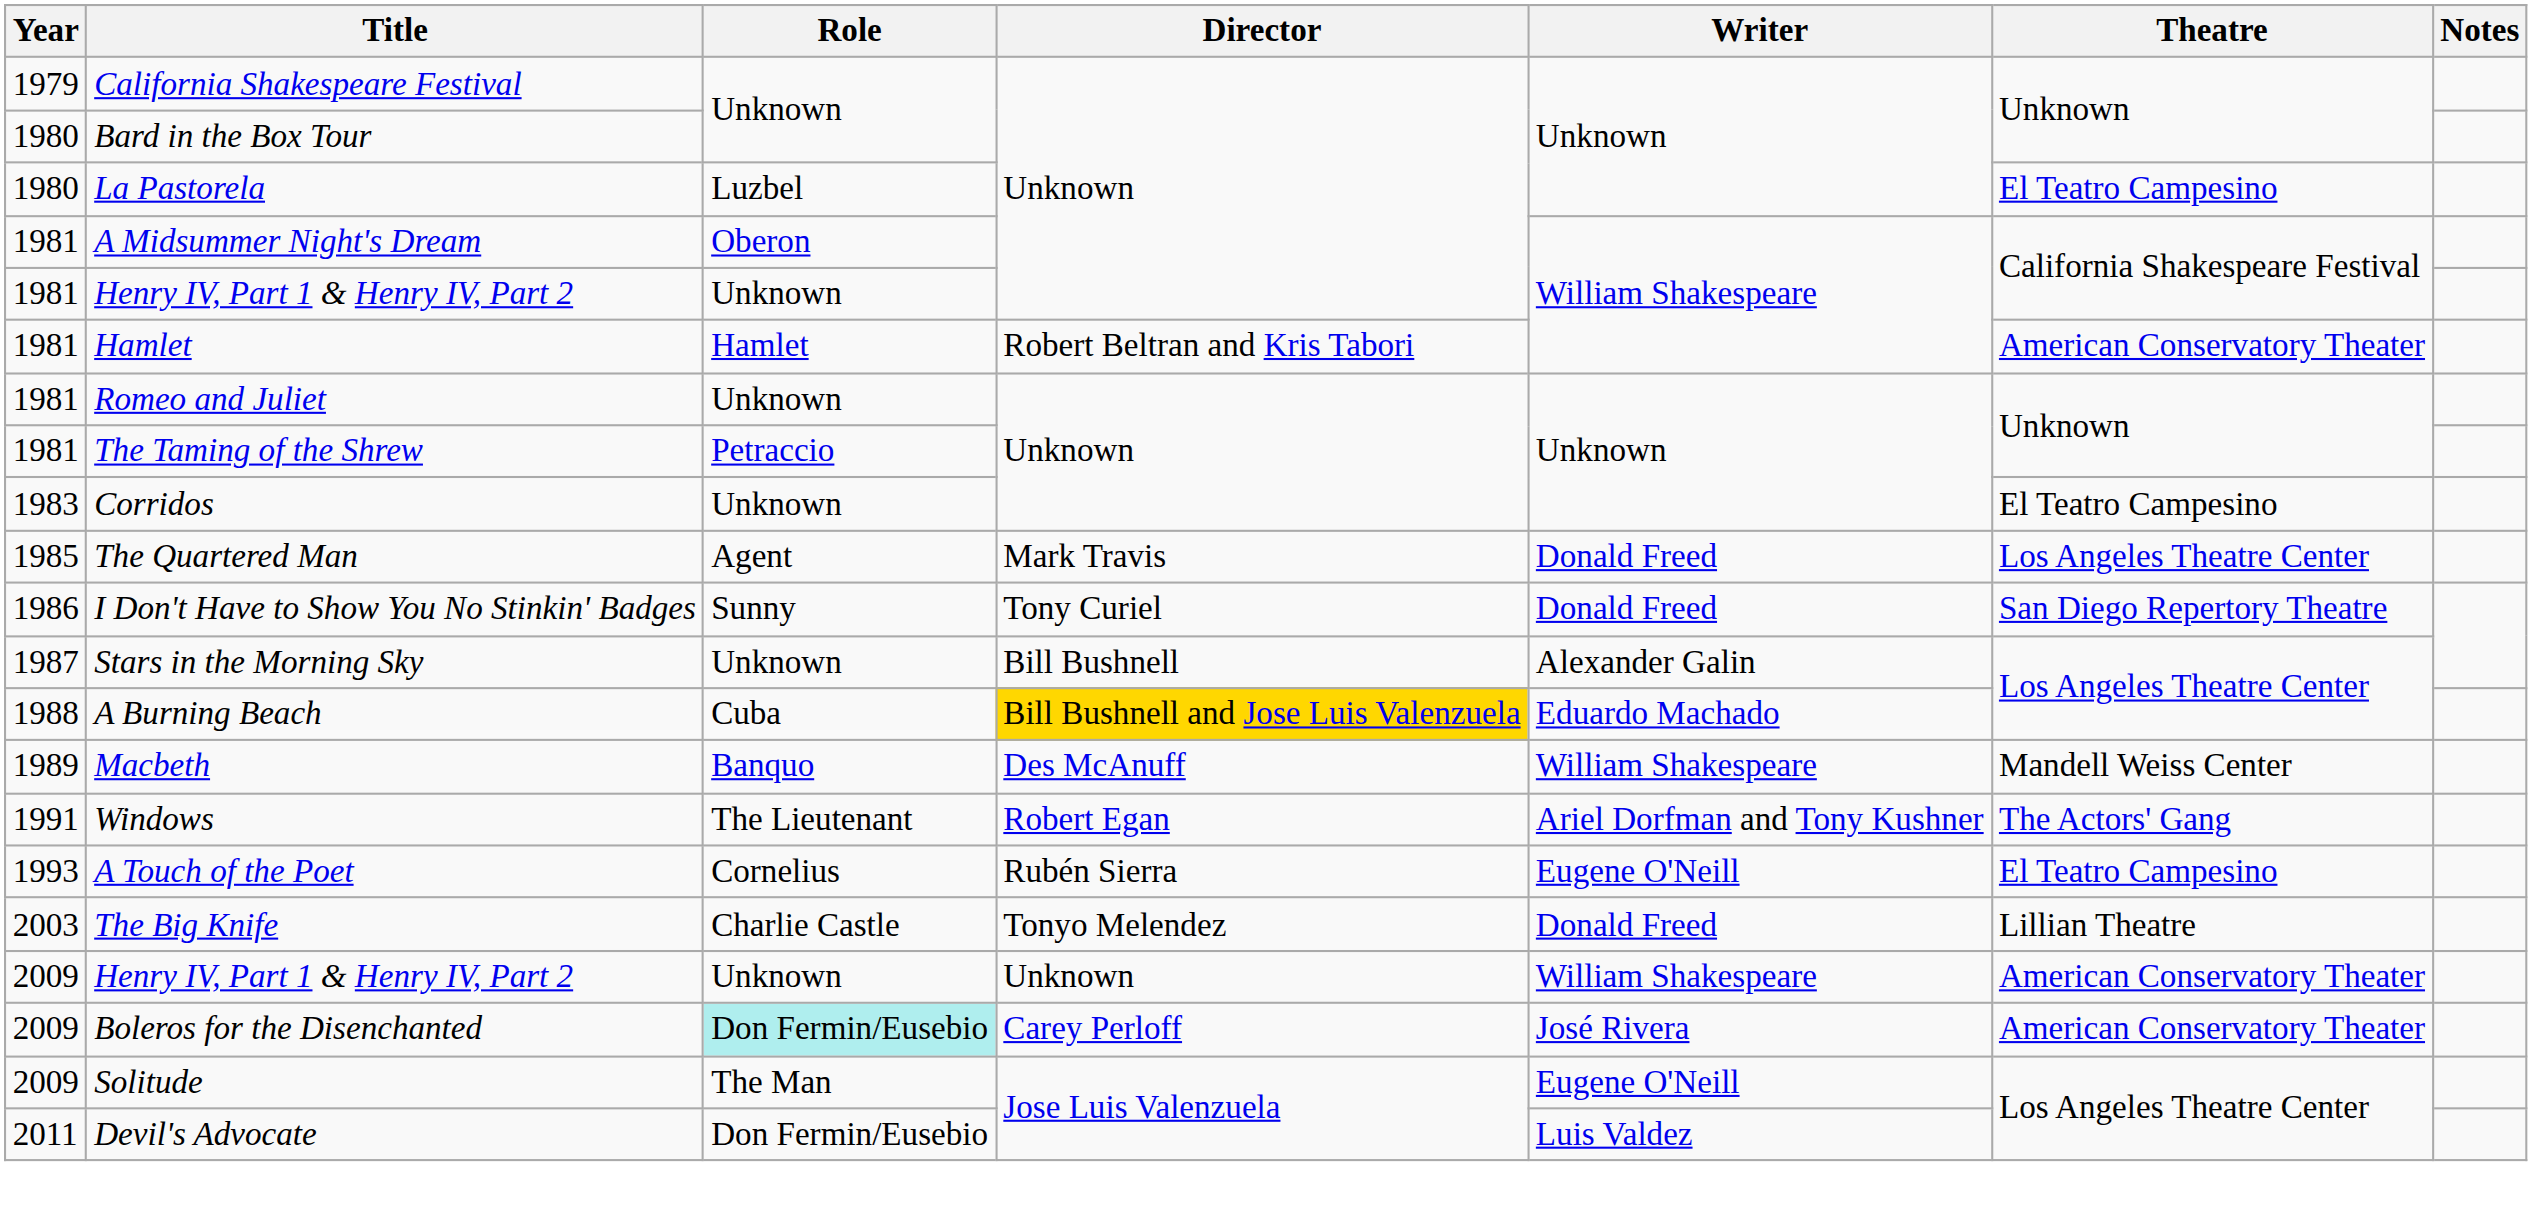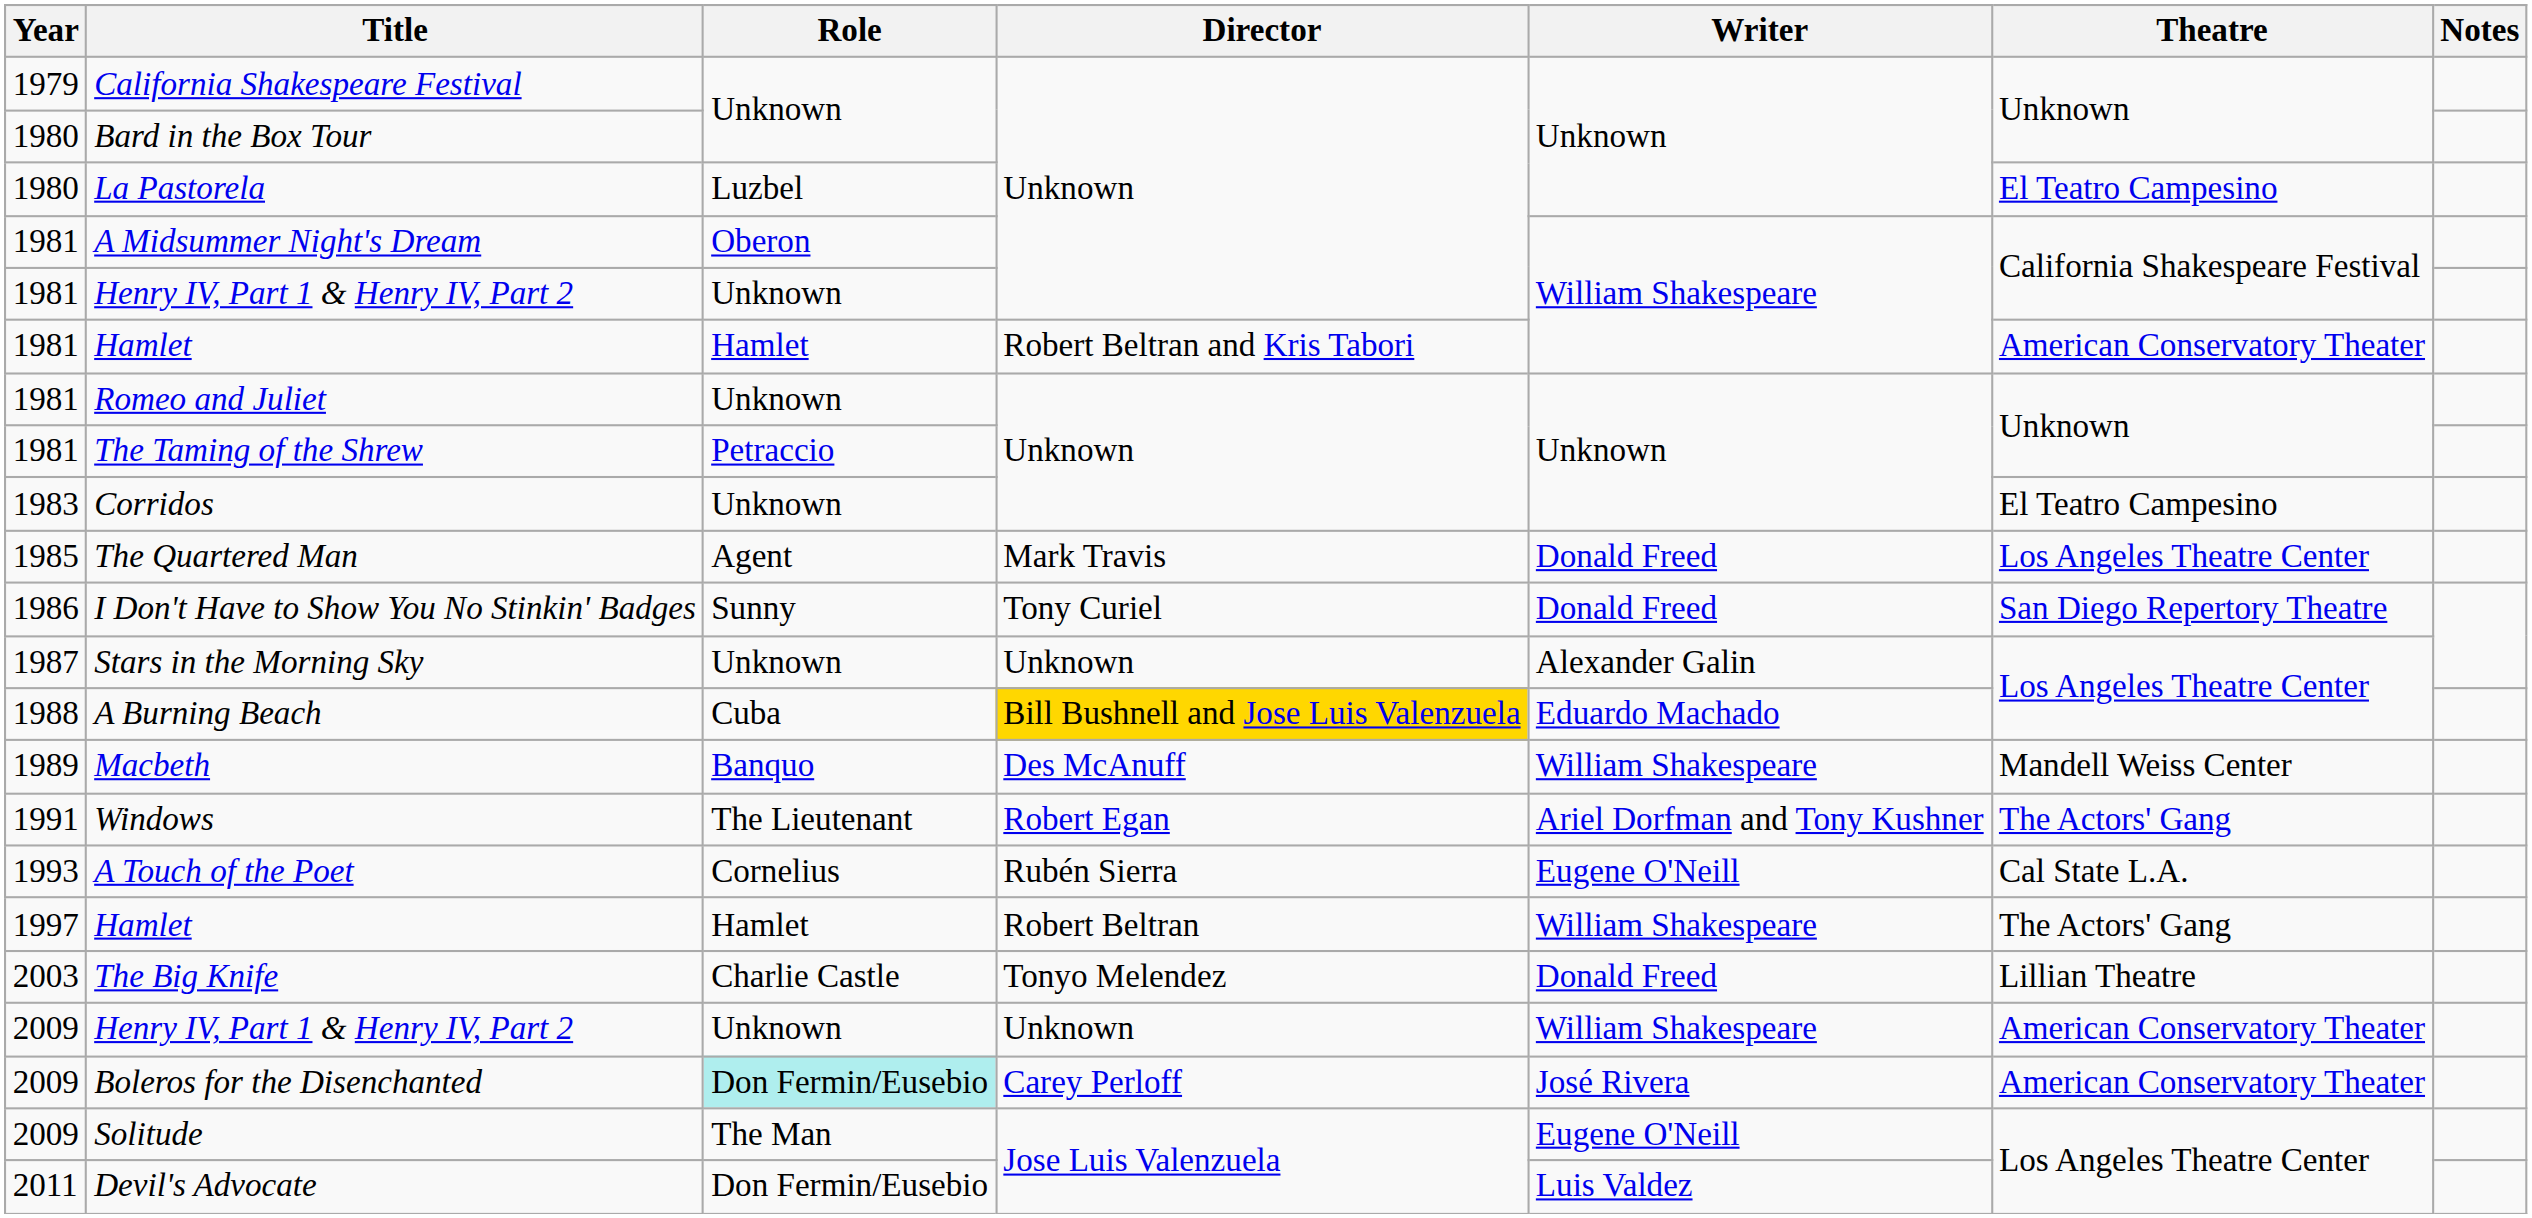(1091, 661) Bill Bushnell -> (1069, 661) Unknown
(2138, 871) El Teatro Campesino -> (2094, 871) Cal State L.A.
+ row: (46, 923)
